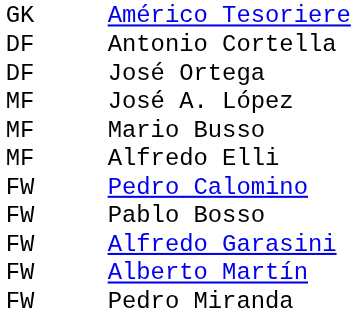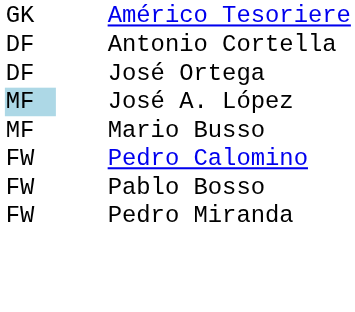(20, 102) no background -> (20, 102) lightblue background
- row: (194, 159)
- row: (222, 245)
- row: (208, 273)
